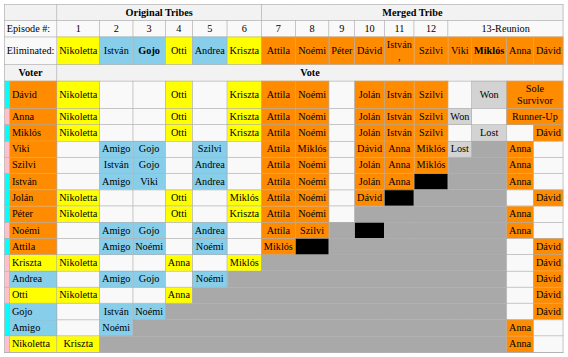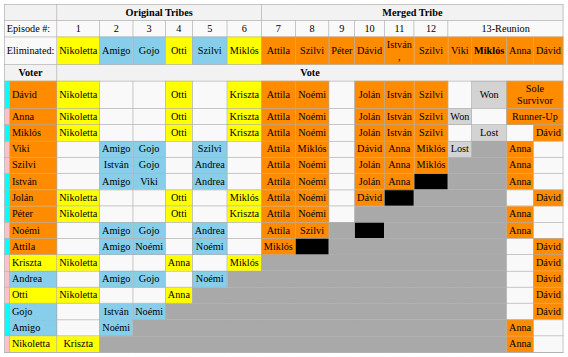(116, 50) István -> (116, 50) Amigo
(149, 50) bold -> (149, 50) normal
(210, 50) Andrea -> (210, 50) Szilvi
(244, 50) Kriszta -> (244, 50) Miklós
(312, 50) Noémi -> (312, 50) Szilvi
